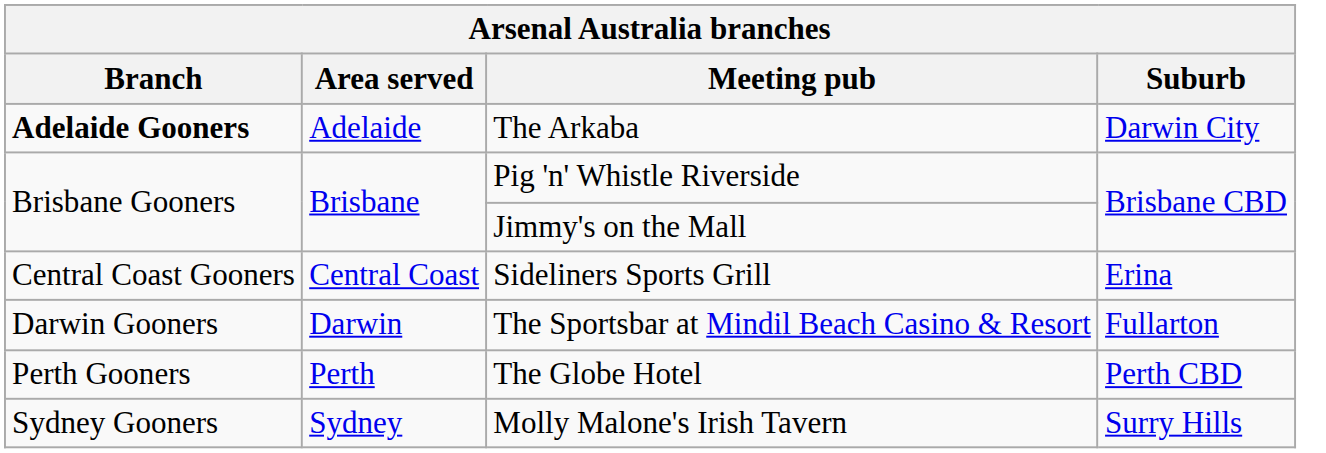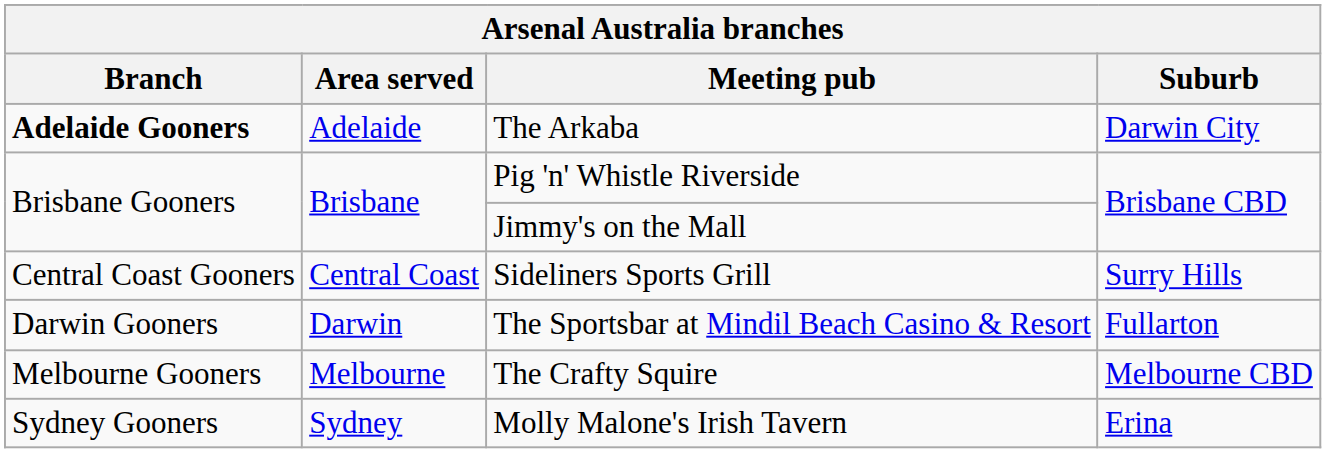(1139, 275) Erina -> (1174, 275) Surry Hills
+ row: (605, 373)
- row: (598, 373)
(1174, 422) Surry Hills -> (1139, 422) Erina
